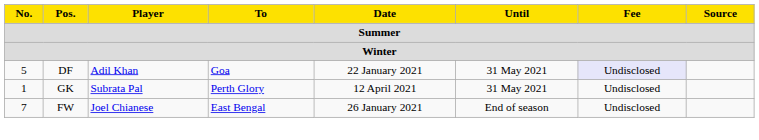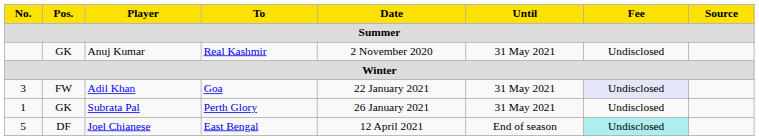+ row: (116, 51)
(24, 70) 5 -> (23, 89) 3
(66, 70) DF -> (63, 89) FW
(385, 89) 12 April 2021 -> (392, 108) 26 January 2021
(24, 108) 7 -> (23, 126) 5
(66, 108) FW -> (63, 126) DF
(385, 108) 26 January 2021 -> (392, 126) 12 April 2021
(632, 108) no background -> (636, 126) paleturquoise background
